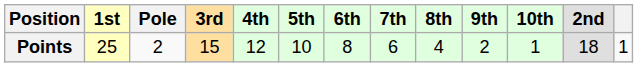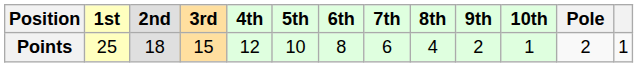columns swapped: (588, 19) <-> (158, 19)
